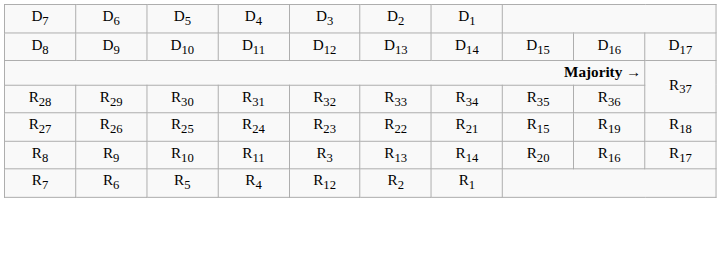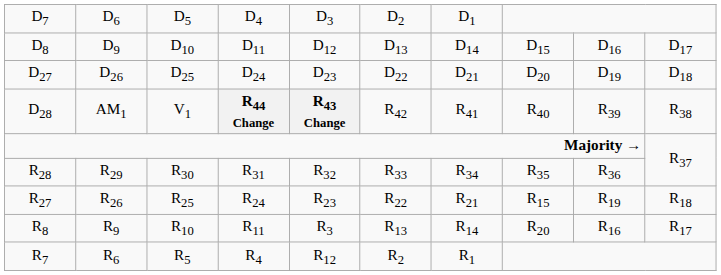+ row: (40, 74)
+ row: (40, 111)
